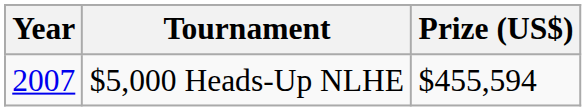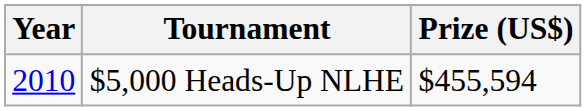(44, 79) 2007 -> (44, 79) 2010
